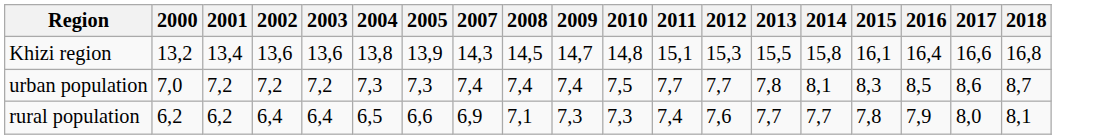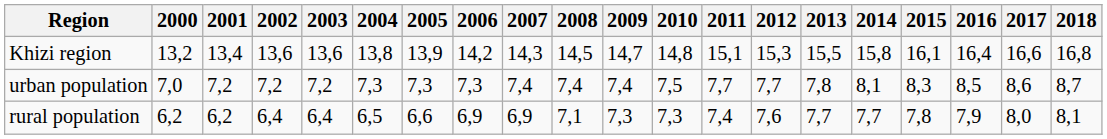+ column: (477, 20)
